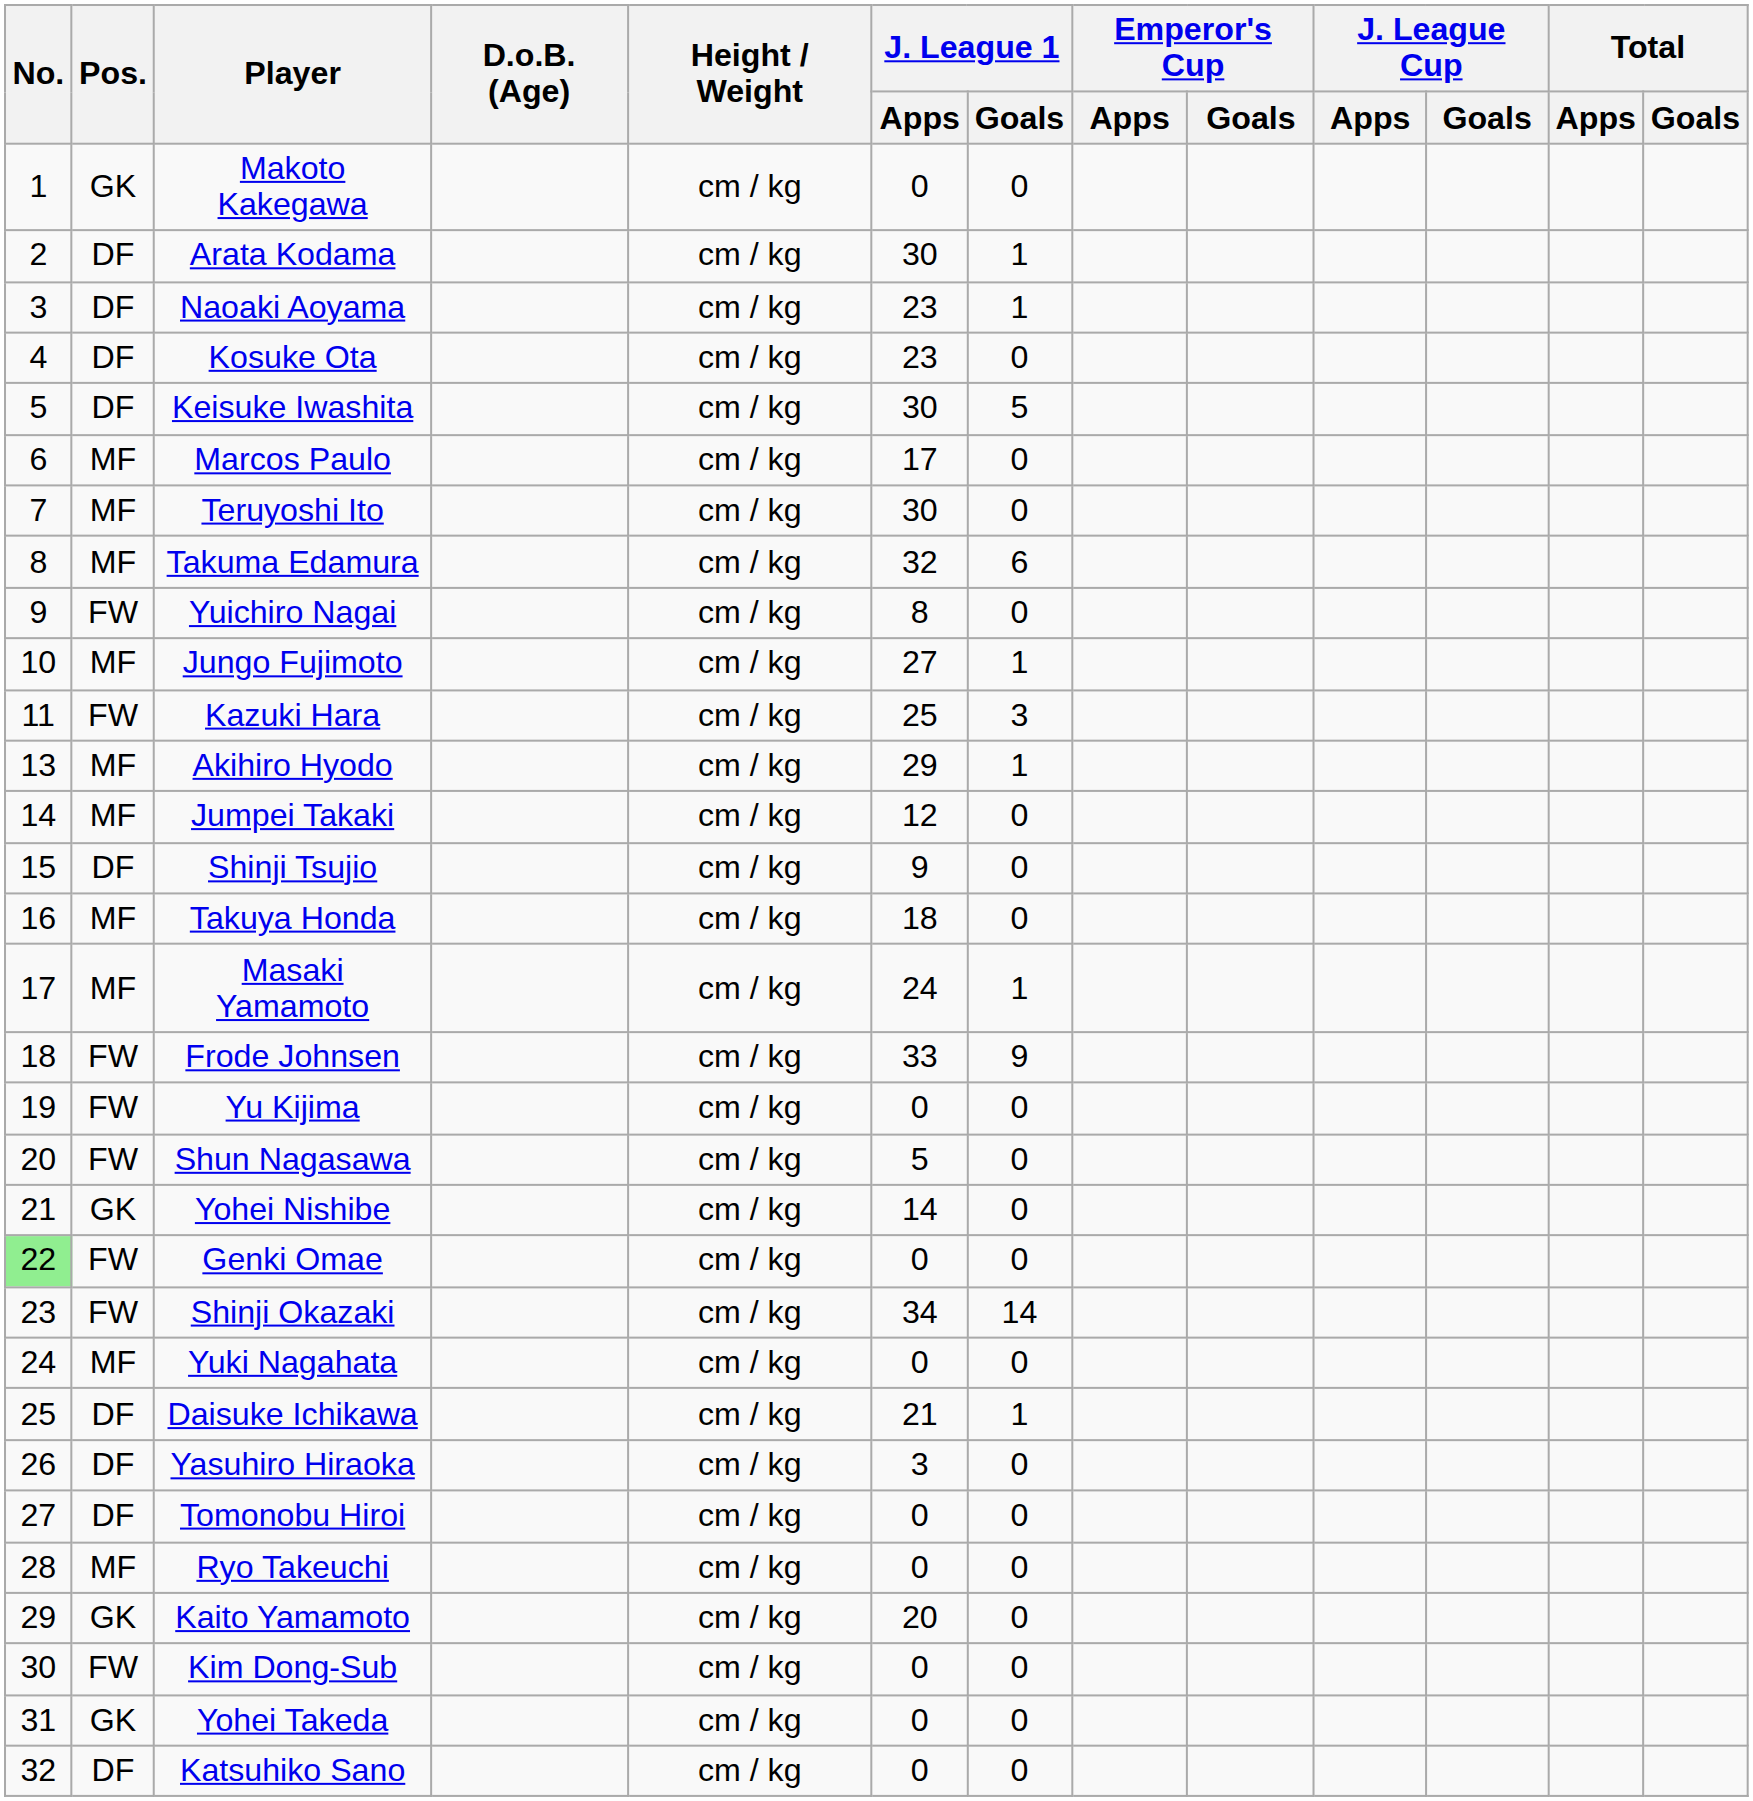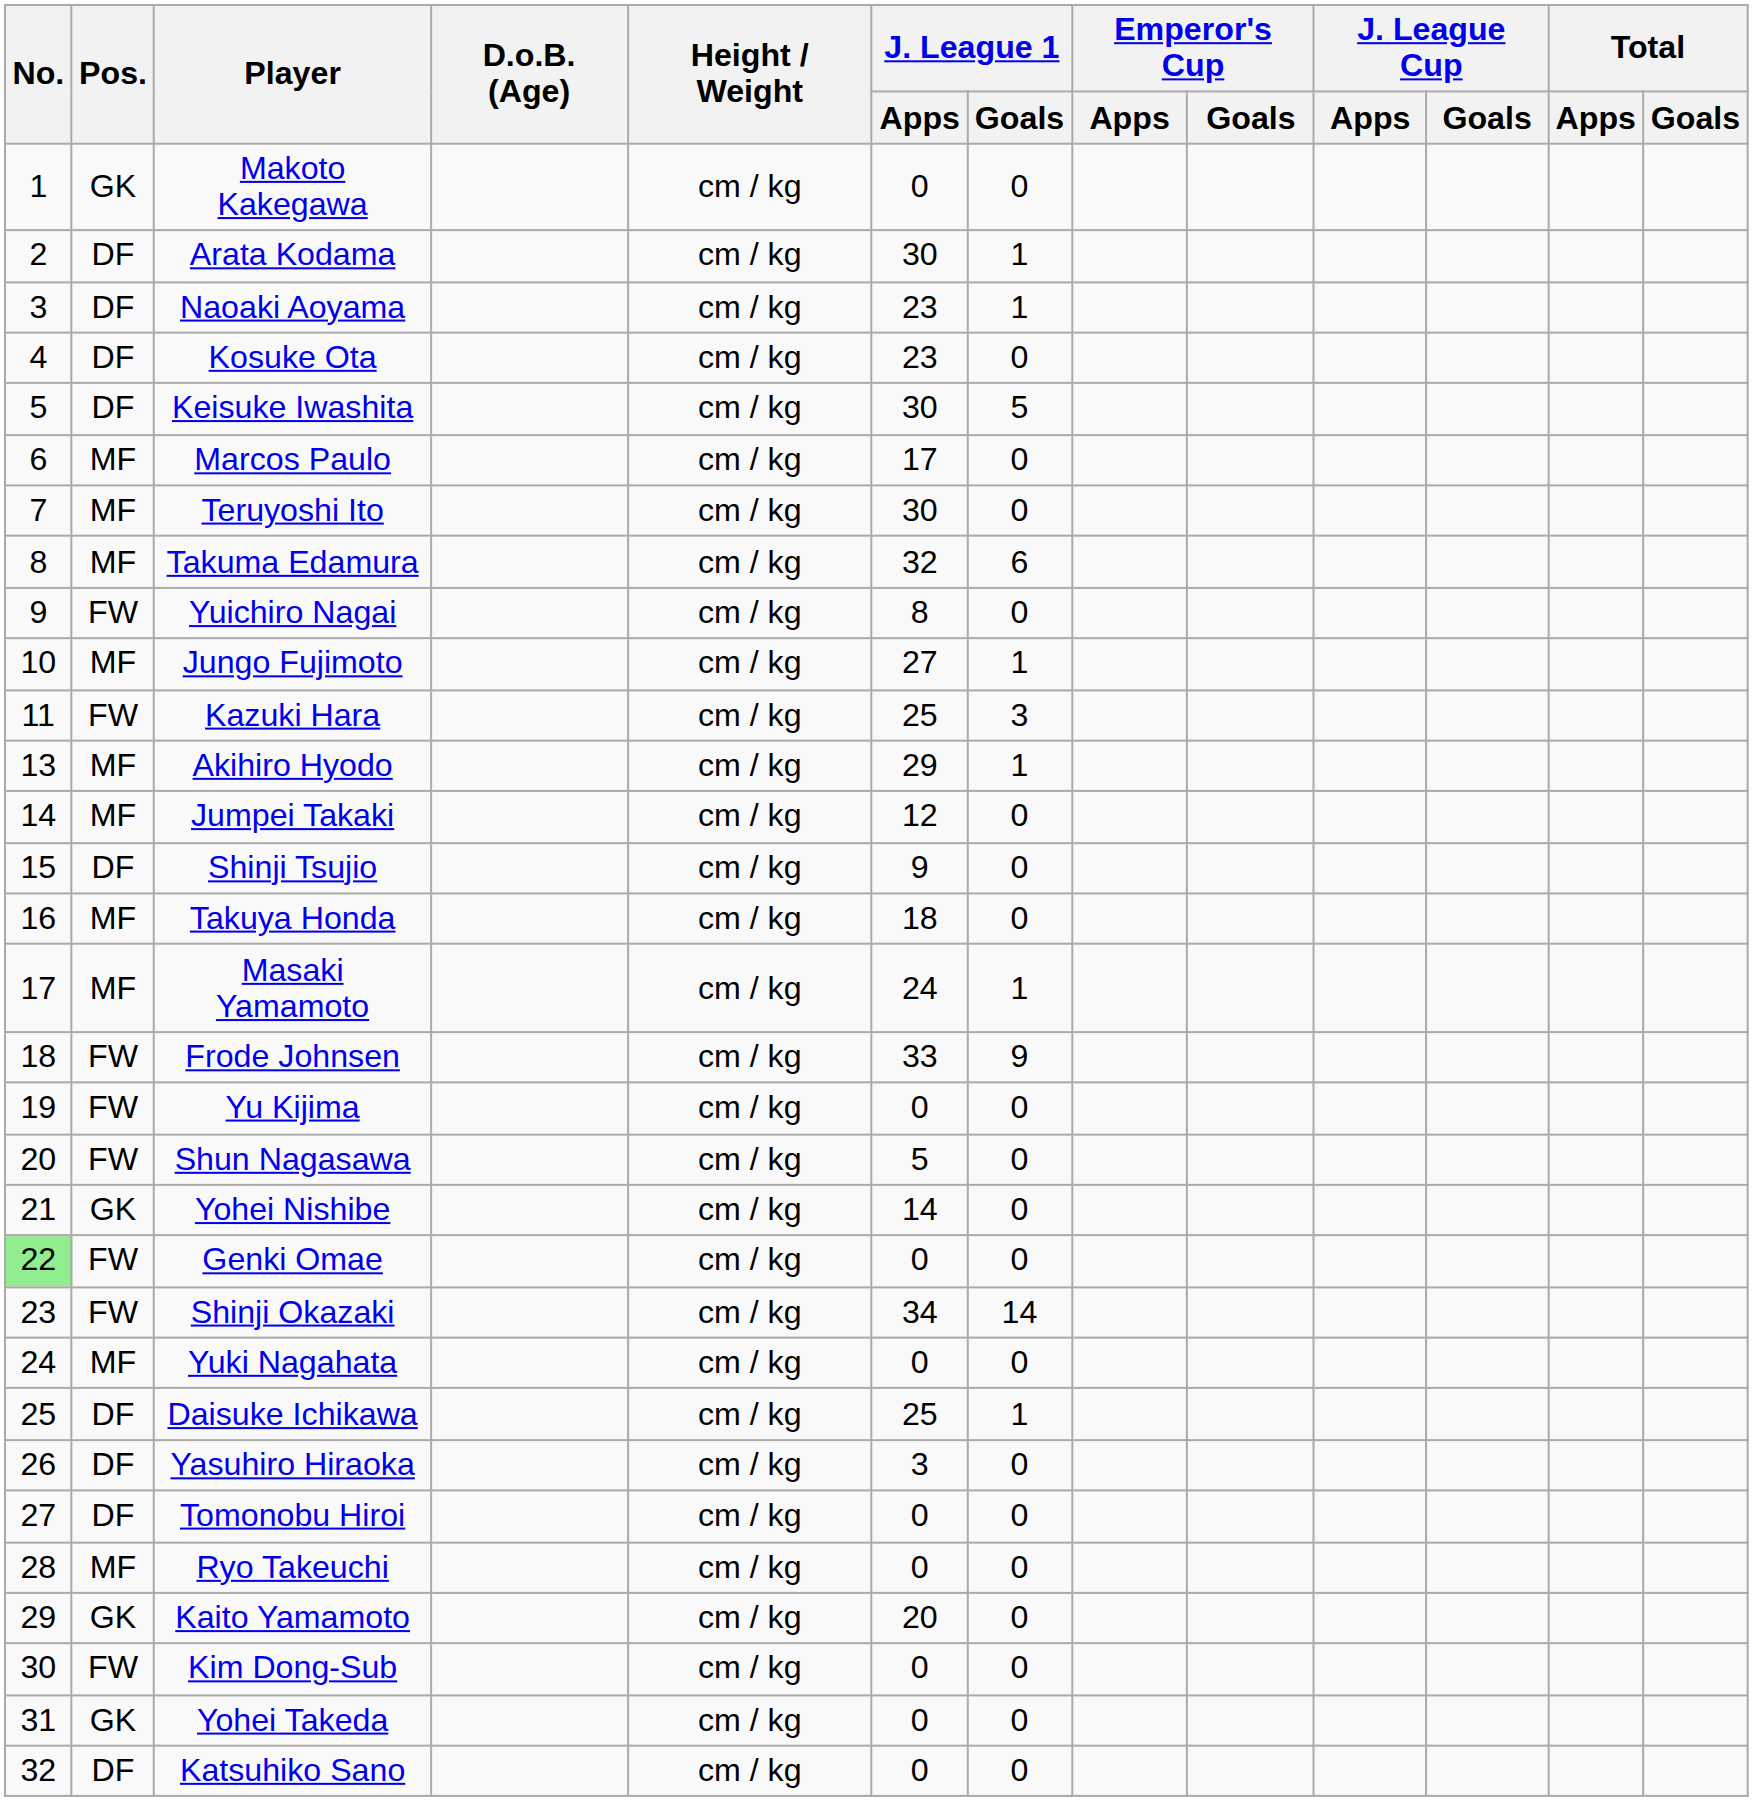(920, 1413) 21 -> (920, 1413) 25
